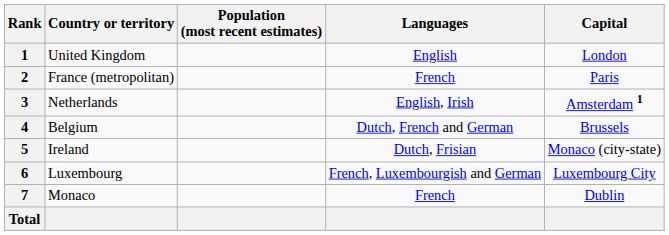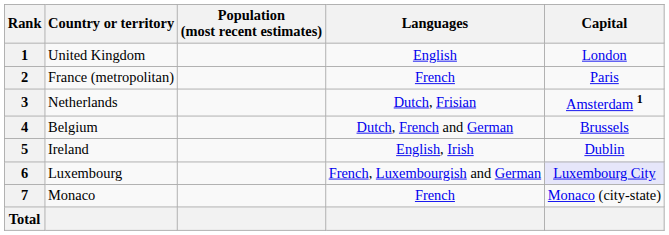(435, 102) English, Irish -> (435, 102) Dutch, Frisian
(435, 150) Dutch, Frisian -> (435, 150) English, Irish
(604, 150) Monaco (city-state) -> (604, 150) Dublin
(604, 173) no background -> (604, 173) lavender background
(604, 195) Dublin -> (604, 195) Monaco (city-state)
